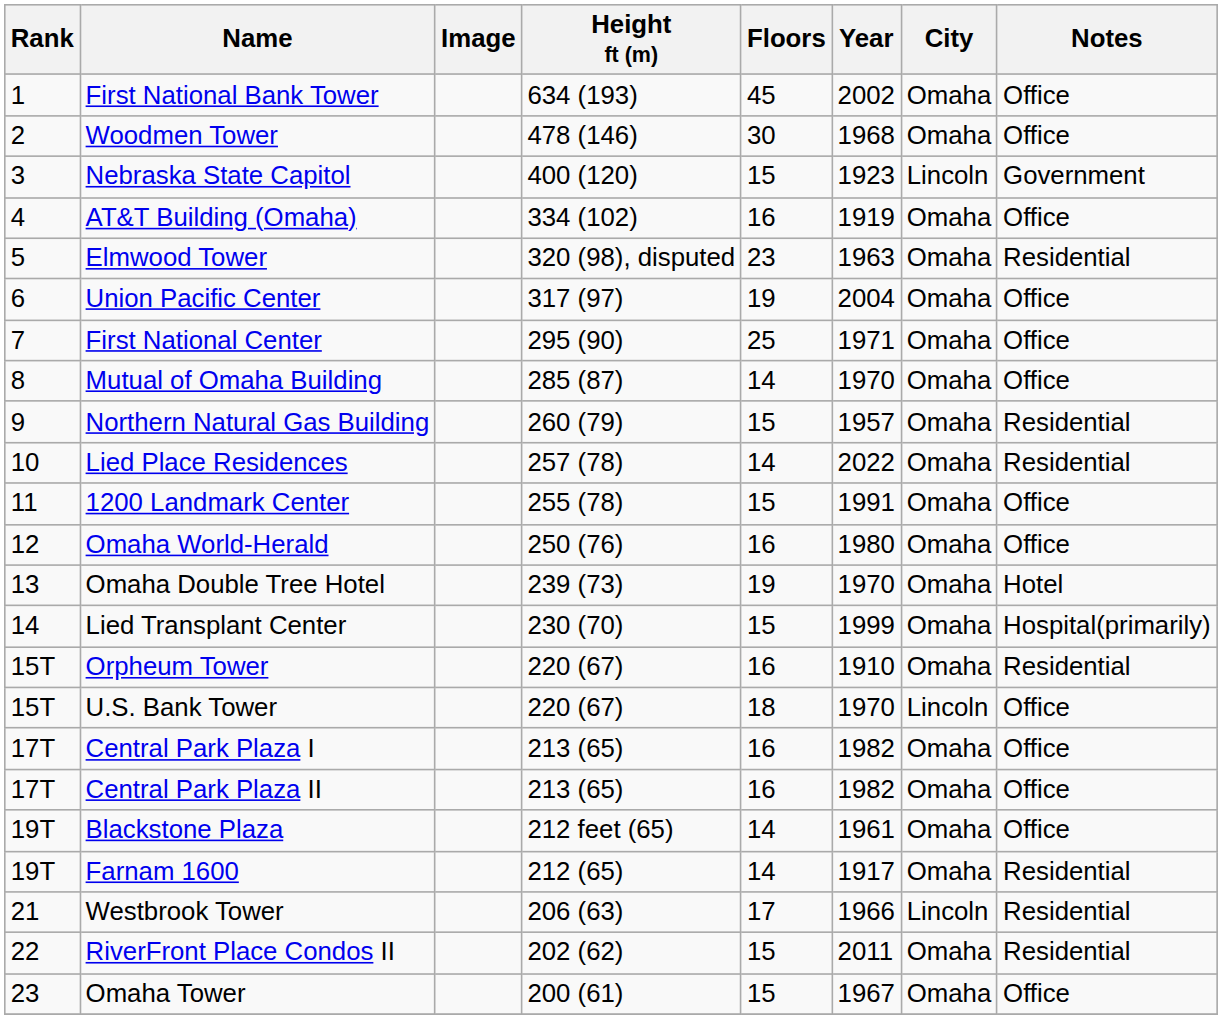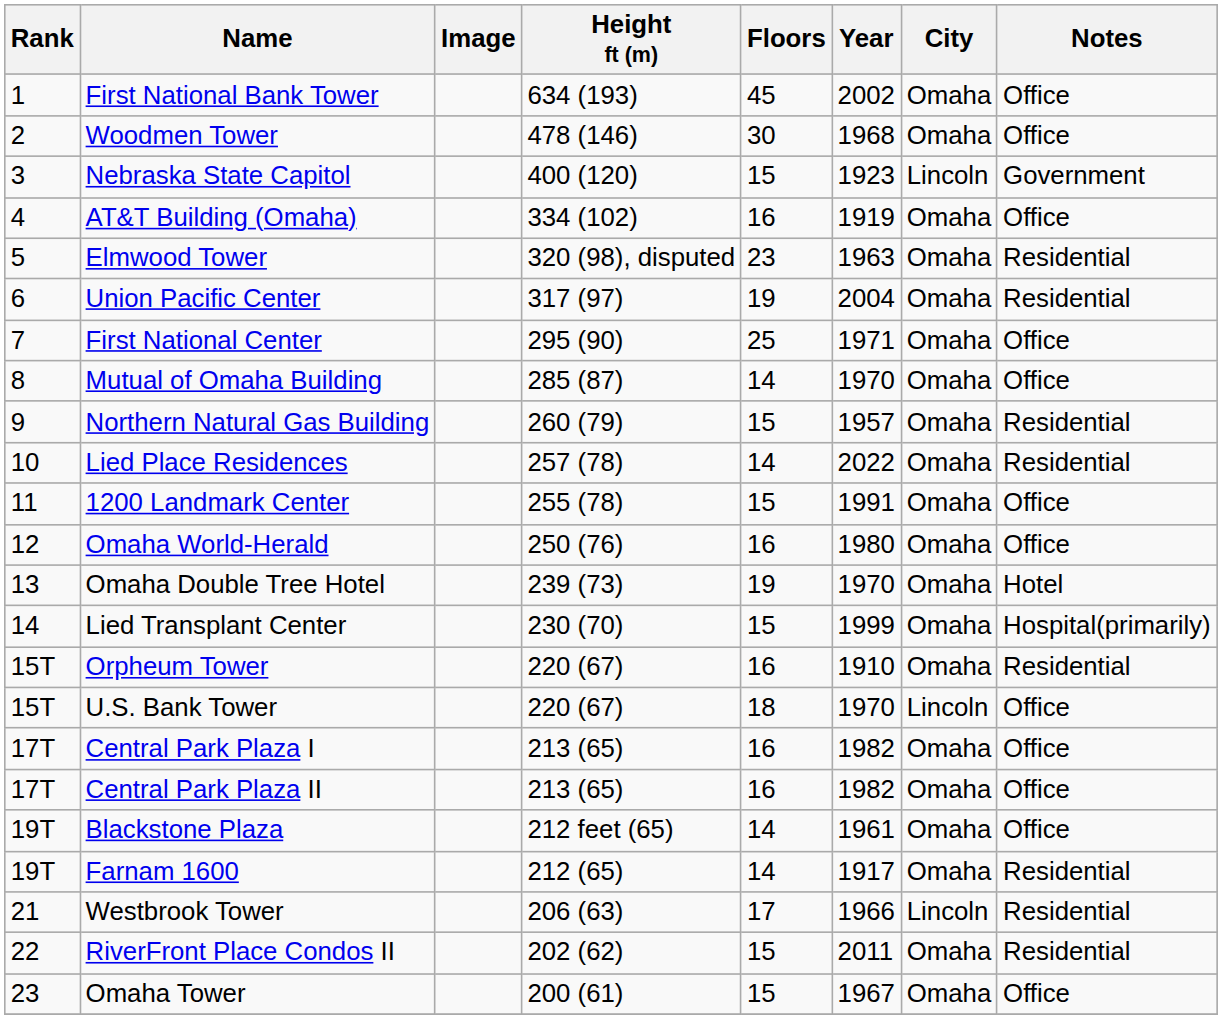(1037, 299) Office -> (1067, 299) Residential
